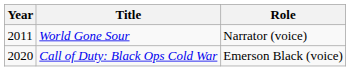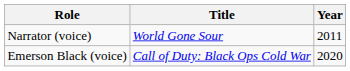columns swapped: (20, 14) <-> (283, 14)
